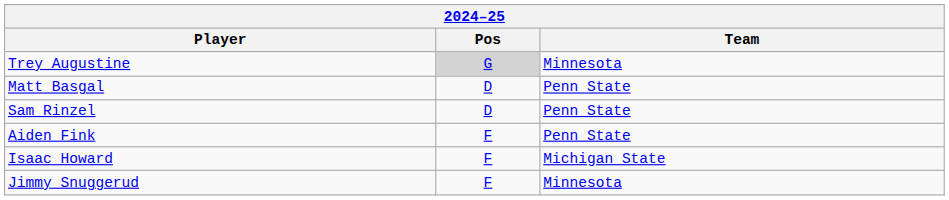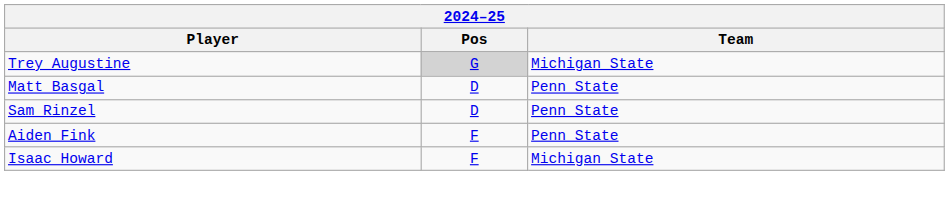(583, 64) Minnesota -> (592, 64) Michigan State
- row: (74, 183)
